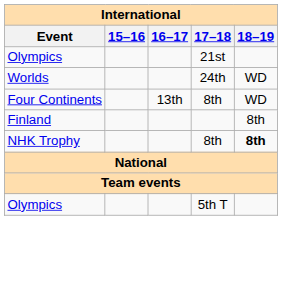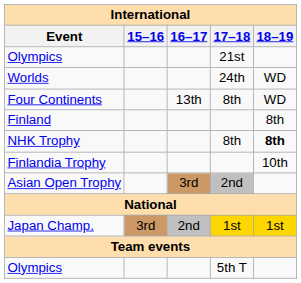+ row: (57, 162)
+ row: (64, 183)
+ row: (51, 225)
